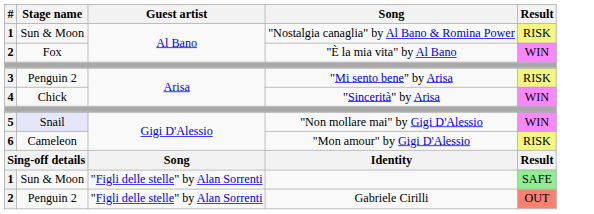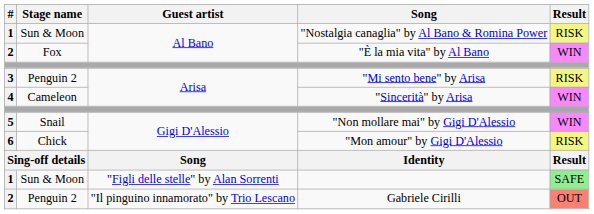(52, 96) Chick -> (52, 96) Cameleon
(52, 121) lavender background -> (52, 121) no background
(52, 141) Cameleon -> (52, 141) Chick
(177, 198) "Figli delle stelle" by Alan Sorrenti -> (193, 198) "Il pinguino innamorato" by Trio Lescano
